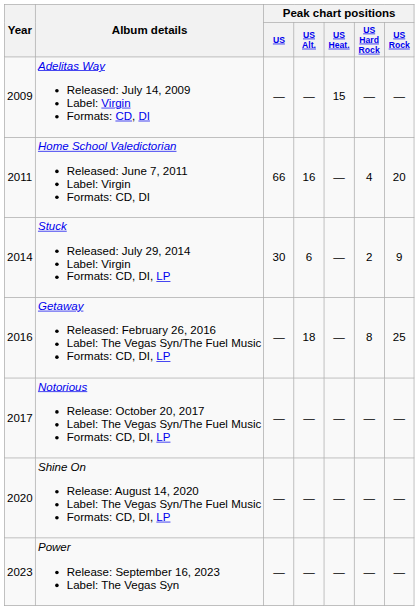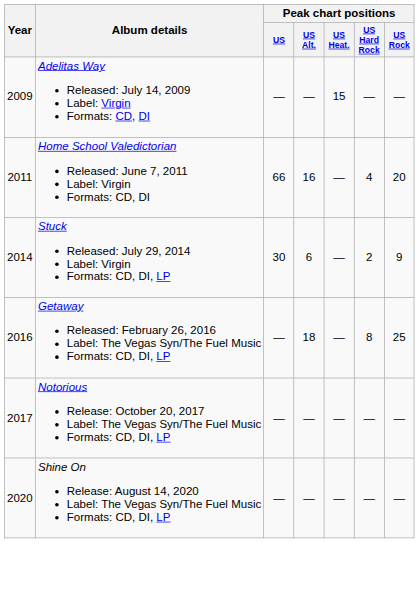- row: (150, 566)
